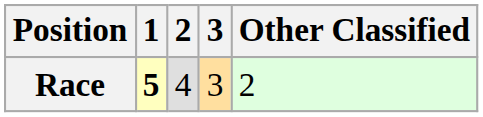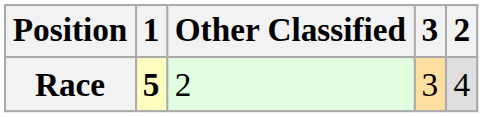columns swapped: (183, 30) <-> (354, 30)
